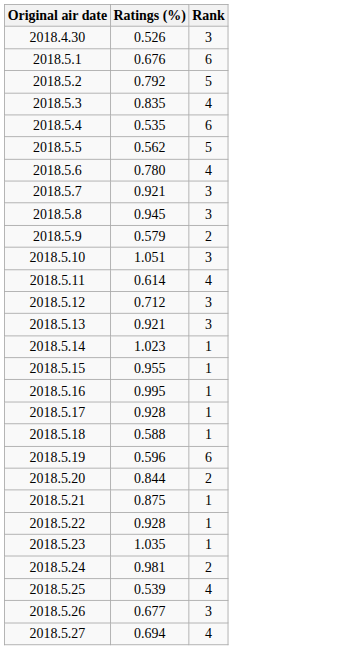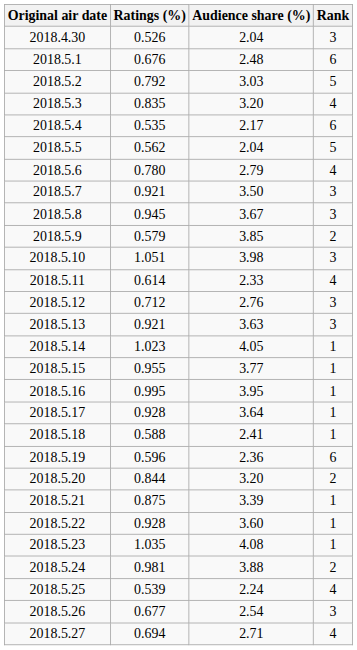+ column: (251, 15)
